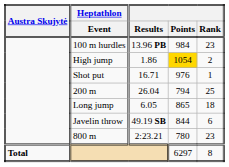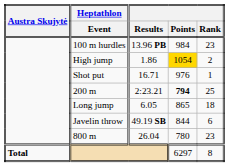(149, 91) 26.04 -> (149, 91) 2:23.21
(183, 91) normal -> (183, 91) bold
(149, 136) 2:23.21 -> (149, 136) 26.04
